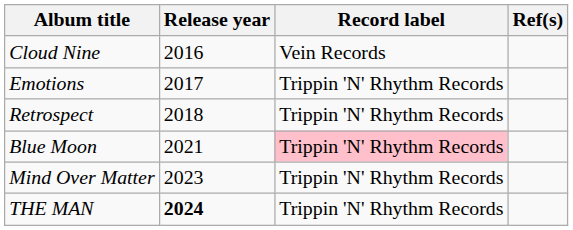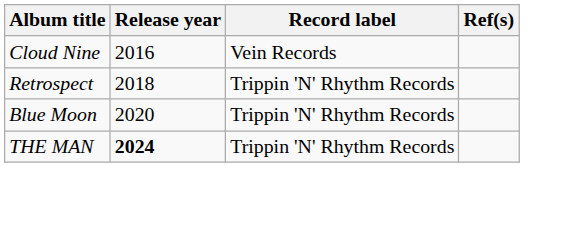- row: (47, 83)
(184, 146) 2021 -> (135, 114) 2020
(391, 146) pink background -> (342, 114) no background
- row: (82, 177)
